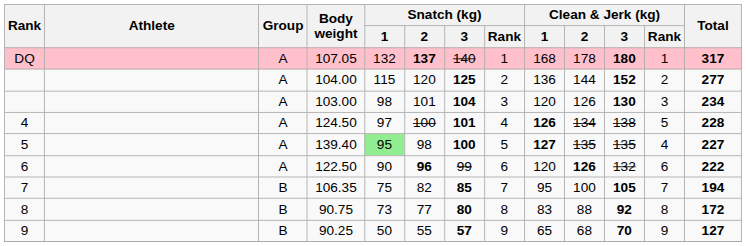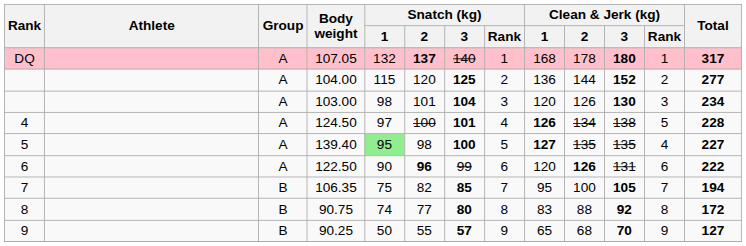(624, 166) 132 -> (624, 166) 131
(384, 209) 73 -> (384, 209) 74
